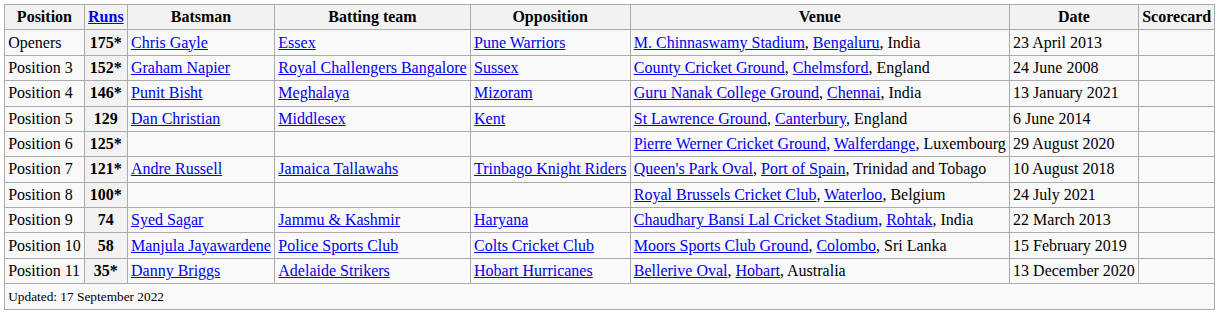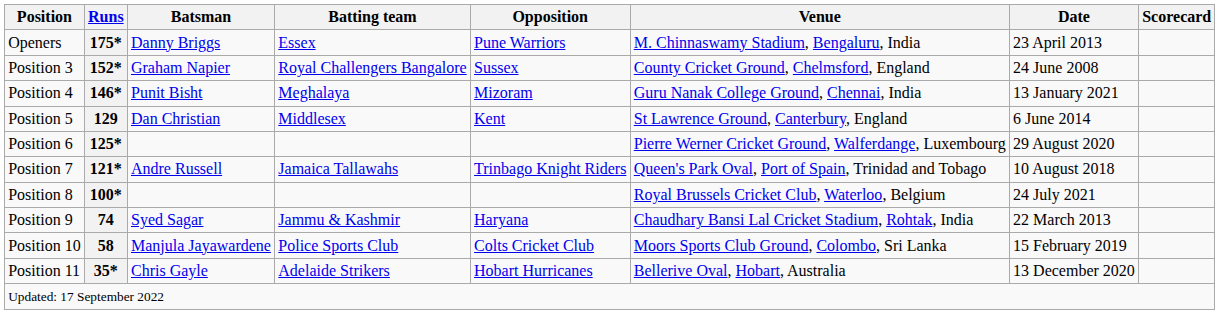(169, 42) Chris Gayle -> (176, 42) Danny Briggs
(176, 270) Danny Briggs -> (169, 270) Chris Gayle
